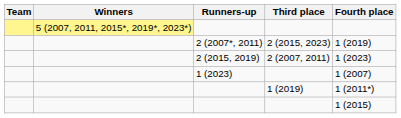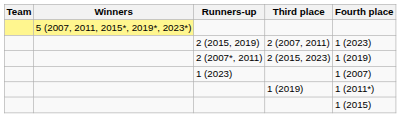rows swapped: (228, 58) <-> (229, 43)
